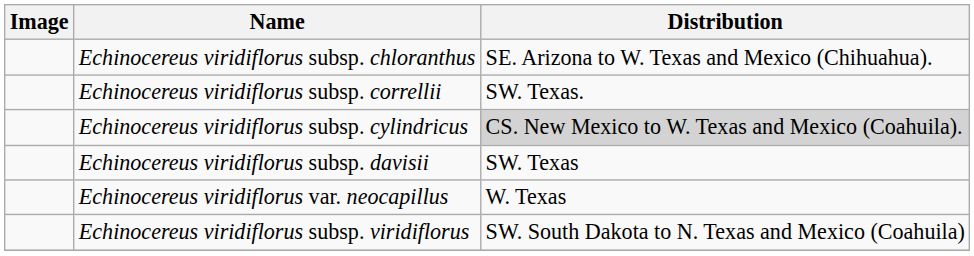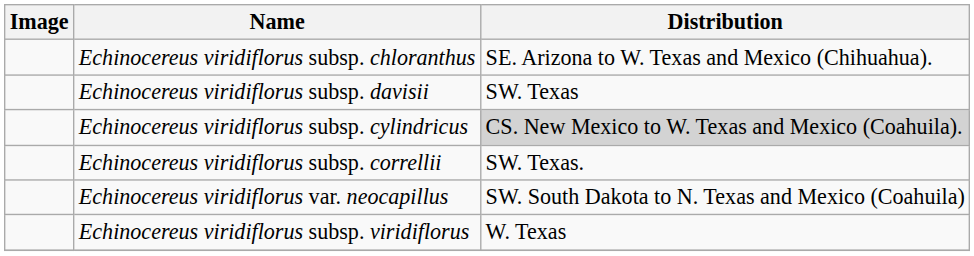rows swapped: (260, 92) <-> (254, 162)
(526, 197) W. Texas -> (725, 197) SW. South Dakota to N. Texas and Mexico (Coahuila)
(725, 232) SW. South Dakota to N. Texas and Mexico (Coahuila) -> (526, 232) W. Texas
